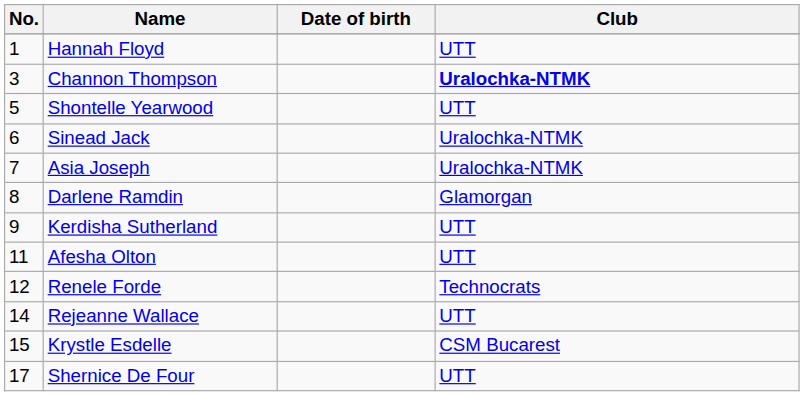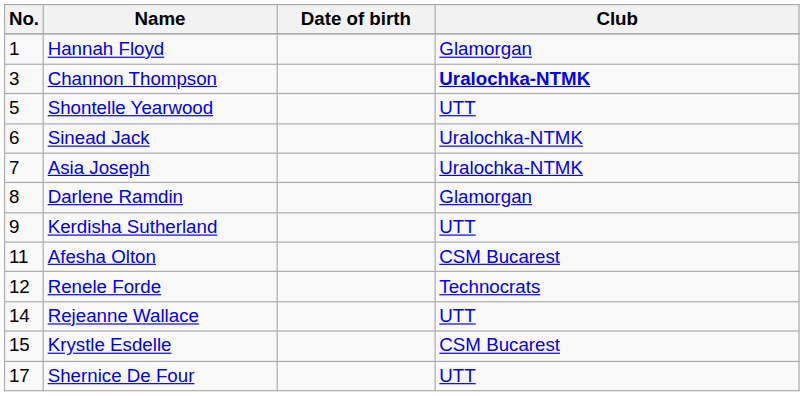(458, 49) UTT -> (486, 49) Glamorgan
(458, 256) UTT -> (500, 256) CSM Bucarest
